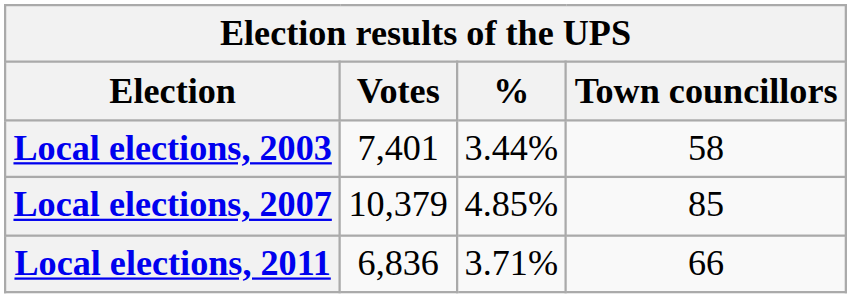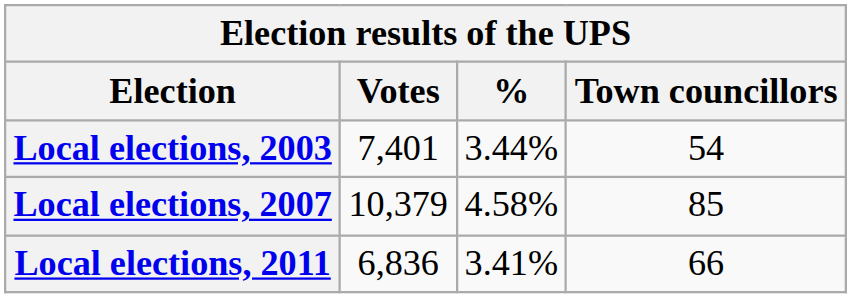(706, 147) 58 -> (706, 147) 54
(511, 205) 4.85% -> (511, 205) 4.58%
(511, 262) 3.71% -> (511, 262) 3.41%
